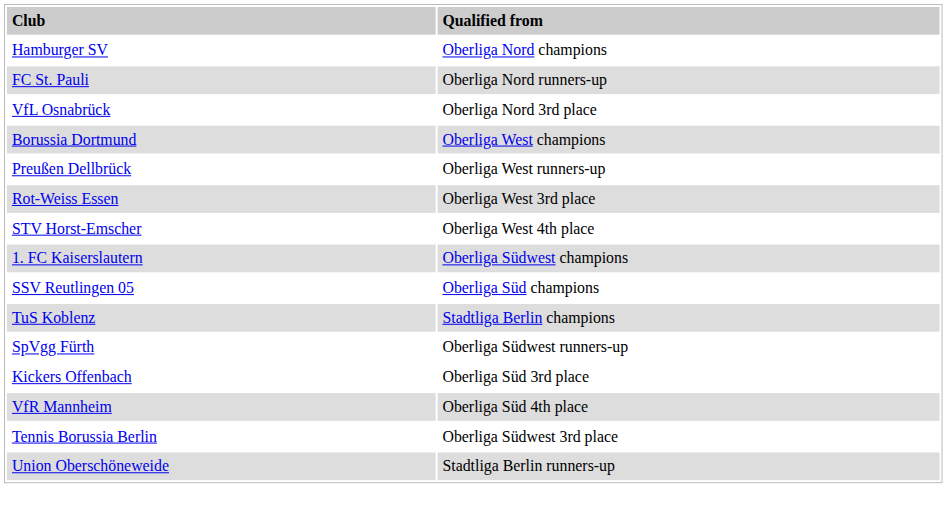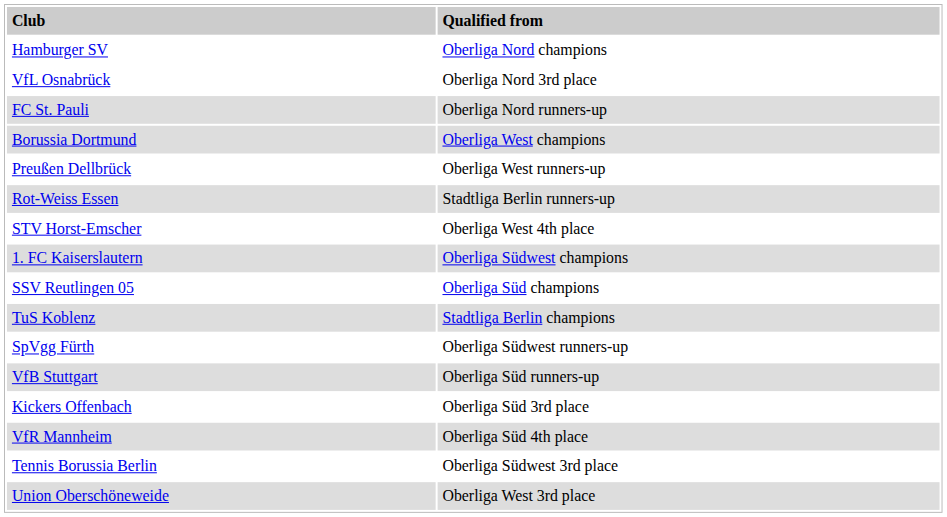rows swapped: (50, 80) <-> (61, 109)
(519, 199) Oberliga West 3rd place -> (529, 199) Stadtliga Berlin runners-up
+ row: (55, 377)
(529, 466) Stadtliga Berlin runners-up -> (519, 496) Oberliga West 3rd place
